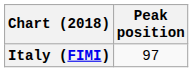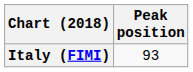(151, 56) 97 -> (151, 56) 93
